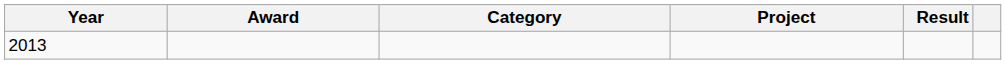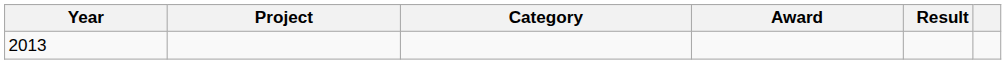columns swapped: (273, 18) <-> (786, 18)
